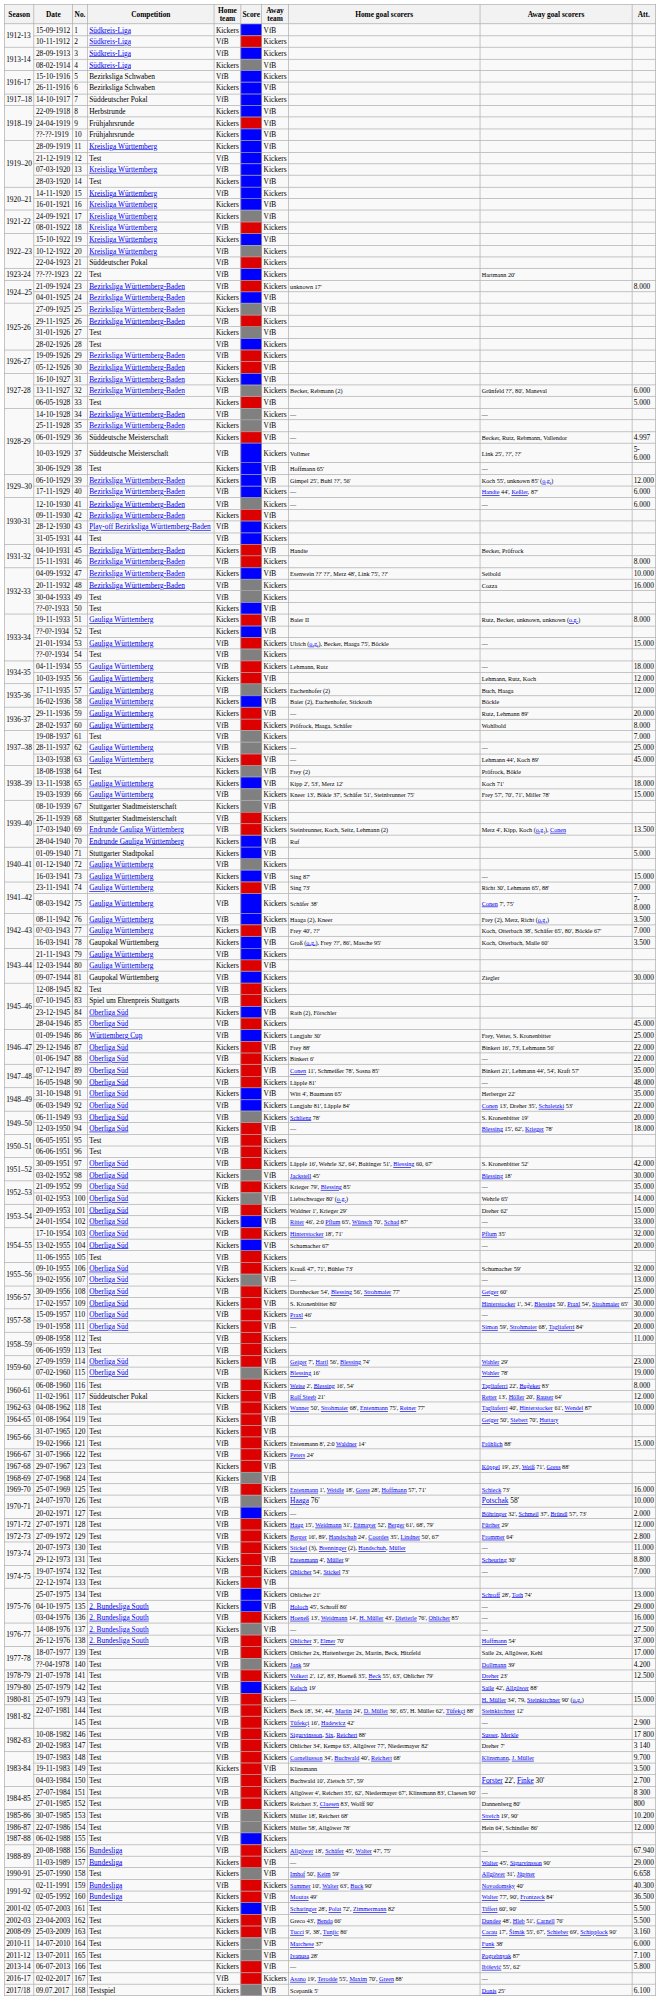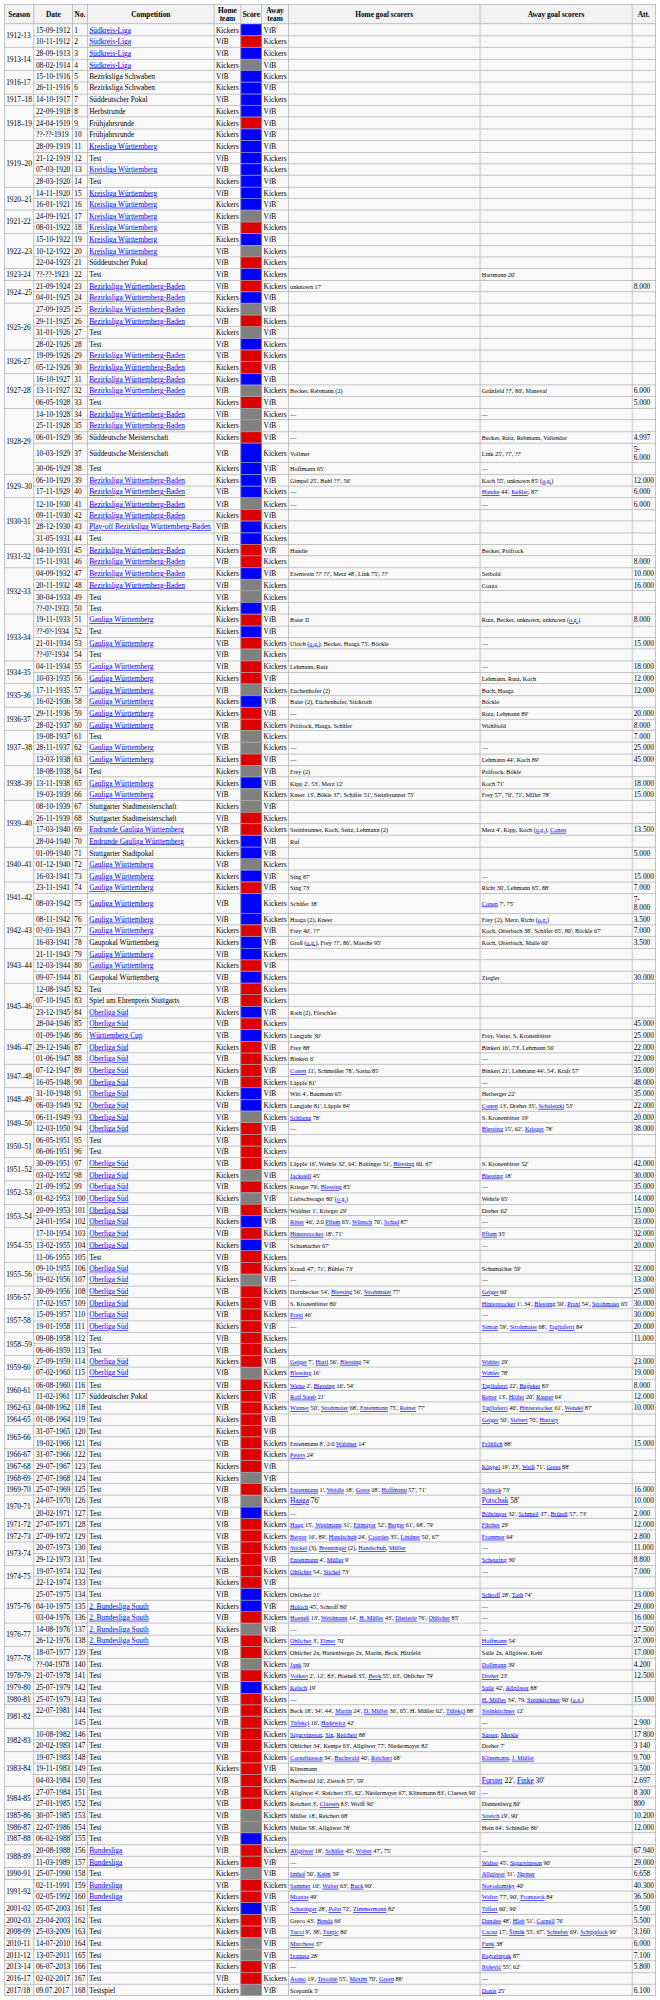(644, 1129) 18.000 -> (644, 1129) 38.000
(642, 1780) 2.700 -> (642, 1780) 2.697
